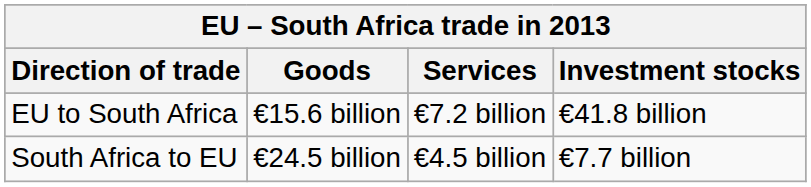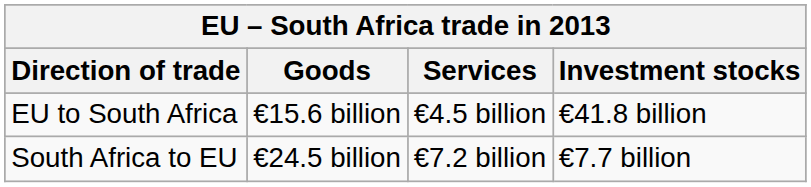(480, 114) €7.2 billion -> (480, 114) €4.5 billion
(480, 158) €4.5 billion -> (480, 158) €7.2 billion
